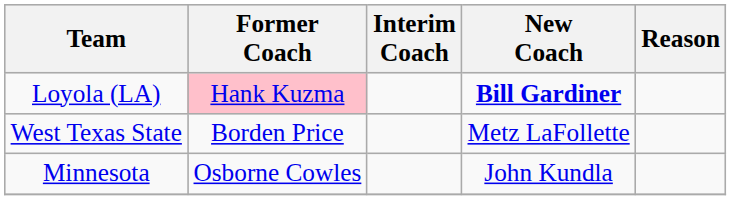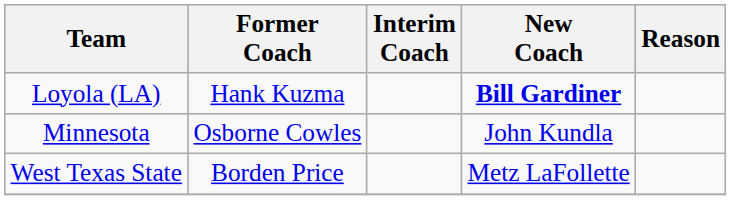(277, 93) pink background -> (277, 93) no background
rows swapped: (96, 173) <-> (96, 133)
